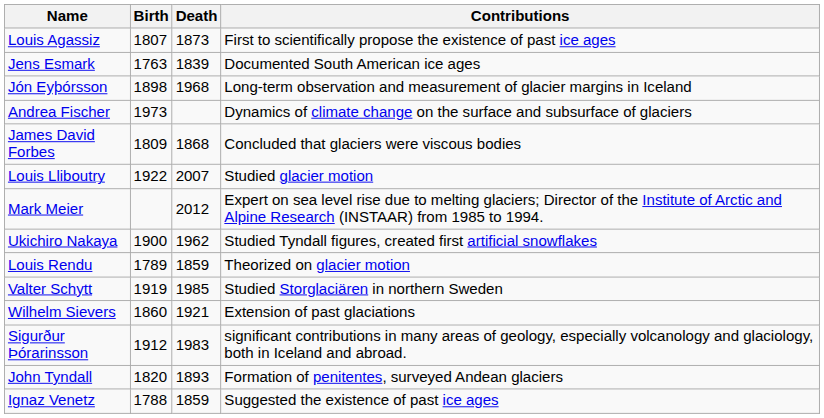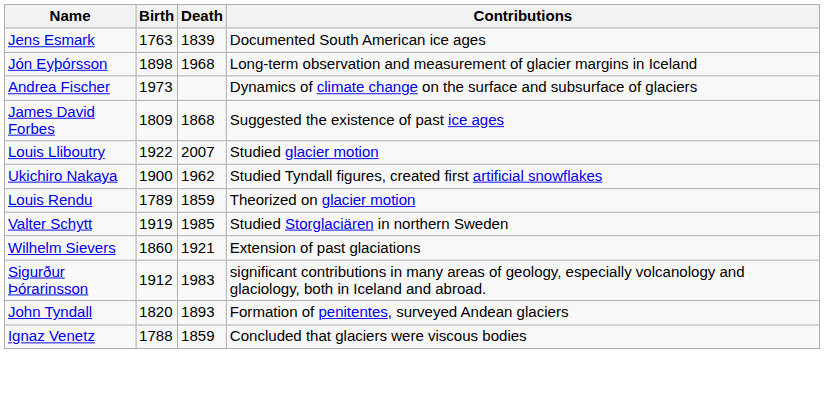- row: (54, 40)
(373, 144) Concluded that glaciers were viscous bodies -> (367, 120) Suggested the existence of past ice ages
- row: (46, 208)
(361, 401) Suggested the existence of past ice ages -> (378, 336) Concluded that glaciers were viscous bodies
